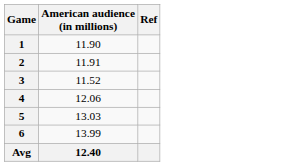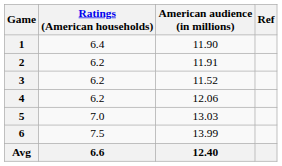+ column: (97, 19)
